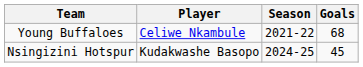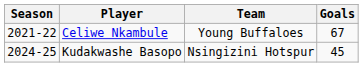columns swapped: (290, 14) <-> (71, 14)
(337, 33) 68 -> (337, 33) 67
